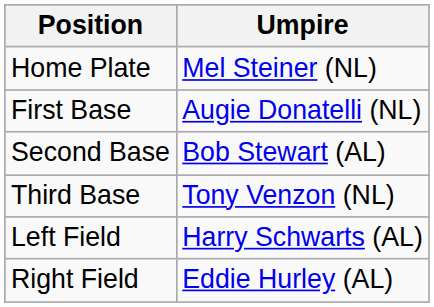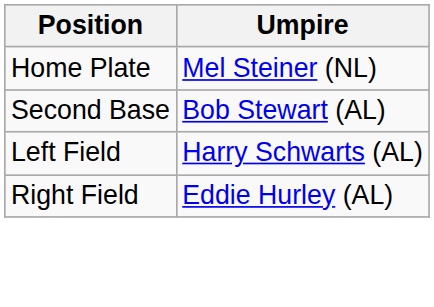- row: (71, 110)
- row: (76, 195)
